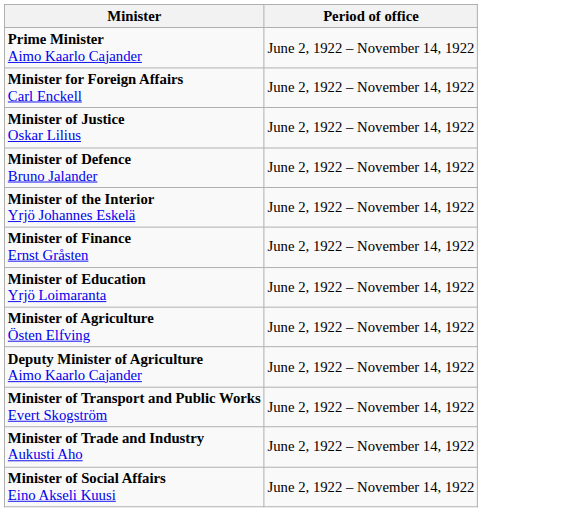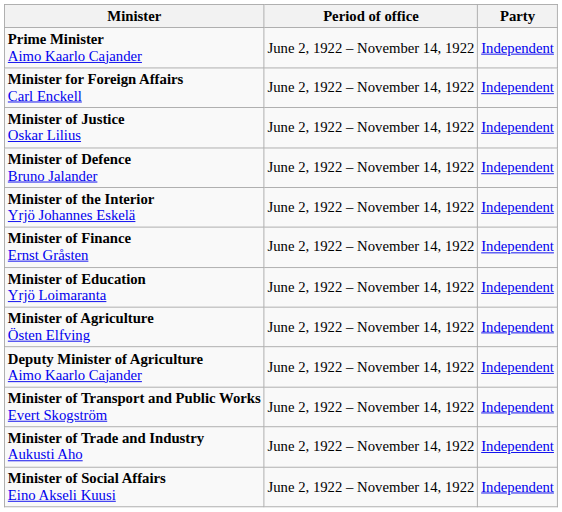+ column: (518, 16)
